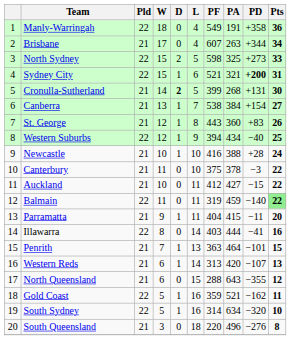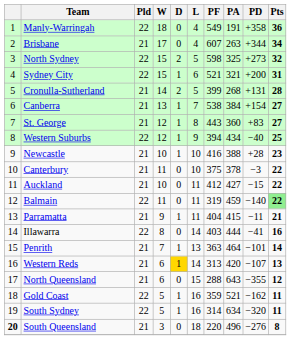(277, 59) 33 -> (277, 59) 32
(256, 75) bold -> (256, 75) normal
(179, 91) bold -> (179, 91) normal
(277, 91) 30 -> (277, 91) 28
(277, 122) 26 -> (277, 122) 27
(277, 153) 24 -> (277, 153) 23
(277, 216) 20 -> (277, 216) 21
(277, 248) 15 -> (277, 248) 14
(179, 264) no background -> (179, 264) gold background
(277, 311) 10 -> (277, 311) 11
(13, 327) normal -> (13, 327) bold
